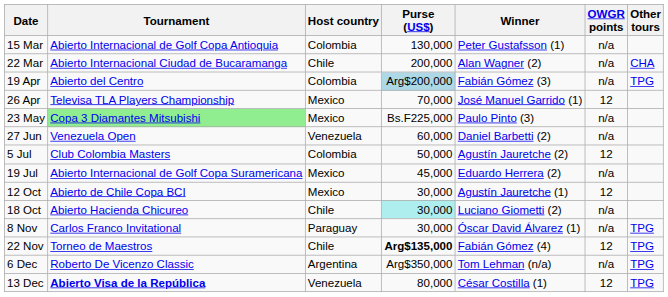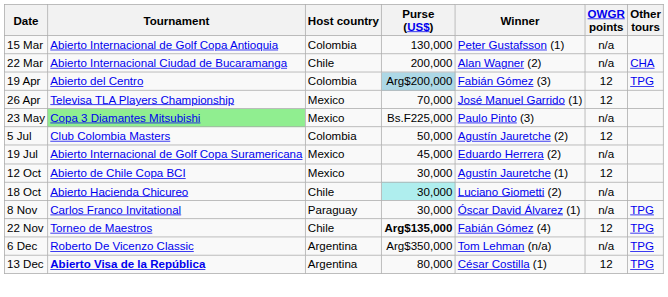(606, 81) n/a -> (606, 81) 12
- row: (24, 136)
(335, 283) Venezuela -> (333, 264) Argentina
